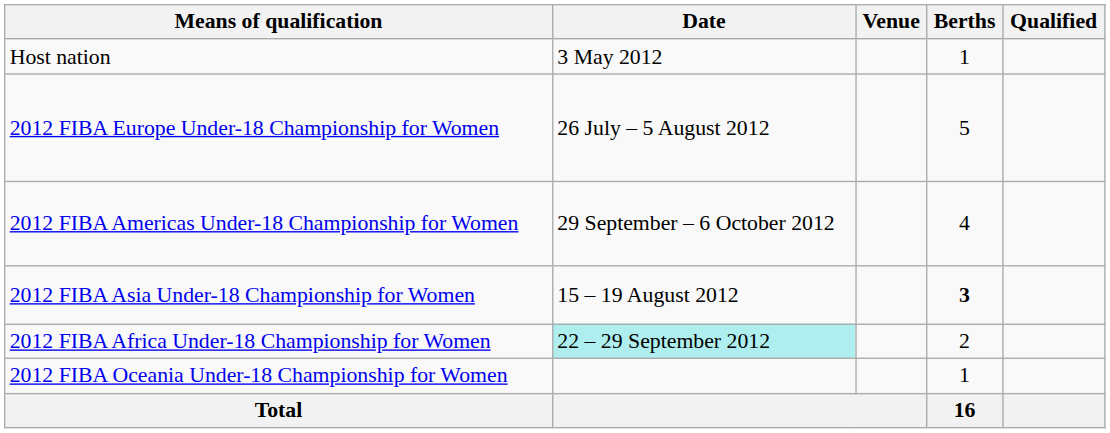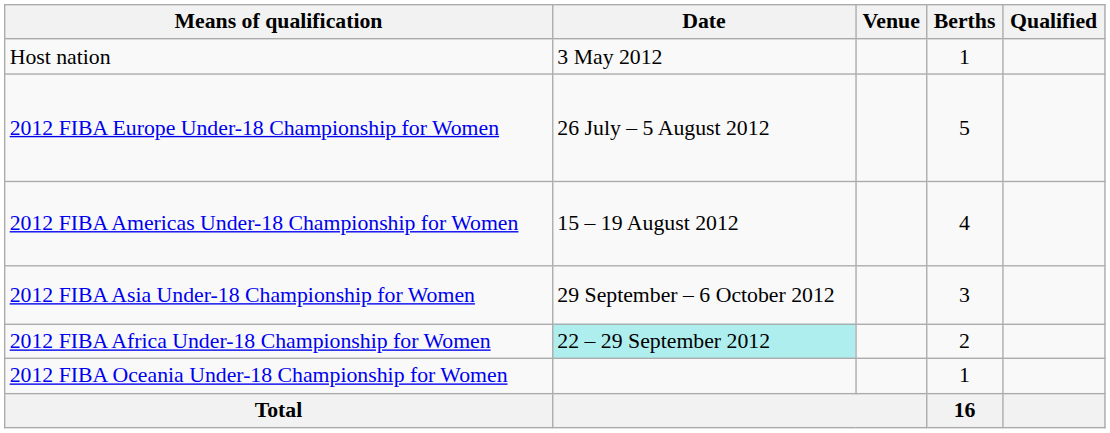(696, 223) 29 September – 6 October 2012 -> (648, 223) 15 – 19 August 2012
(648, 294) 15 – 19 August 2012 -> (696, 294) 29 September – 6 October 2012
(965, 294) bold -> (965, 294) normal
